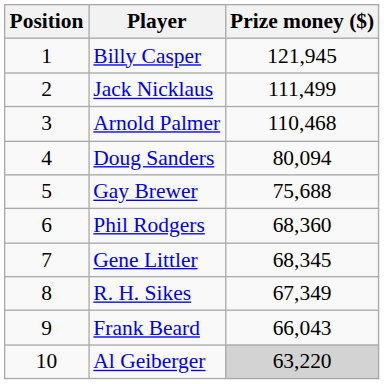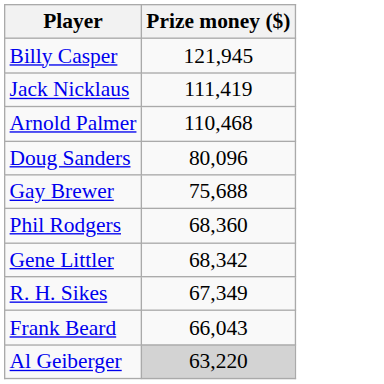- column: (47, 21)
(302, 89) 111,499 -> (218, 89) 111,419
(302, 157) 80,094 -> (218, 157) 80,096
(302, 259) 68,345 -> (218, 259) 68,342
